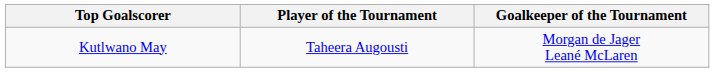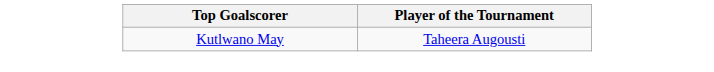- column: (591, 16)
